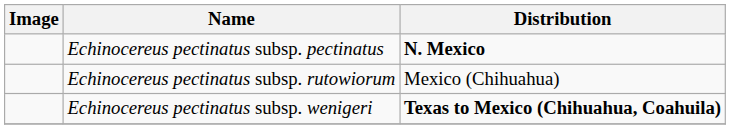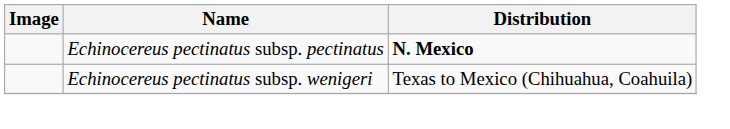- row: (231, 78)
(563, 108) bold -> (542, 78) normal
